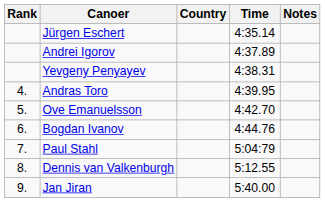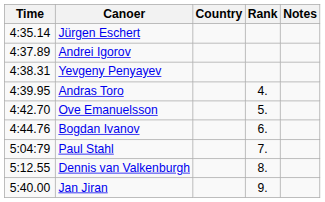columns swapped: (22, 14) <-> (255, 14)
